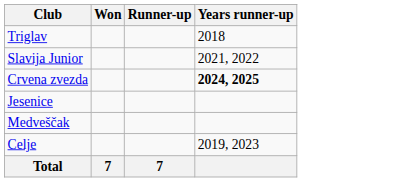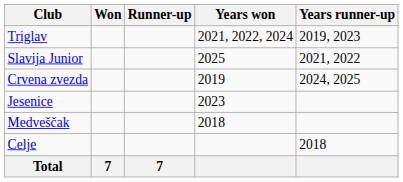+ column: (245, 15)
(211, 36) 2018 -> (330, 36) 2019, 2023
(228, 79) bold -> (330, 79) normal
(228, 144) 2019, 2023 -> (313, 144) 2018
